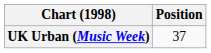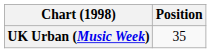(179, 36) 37 -> (179, 36) 35
